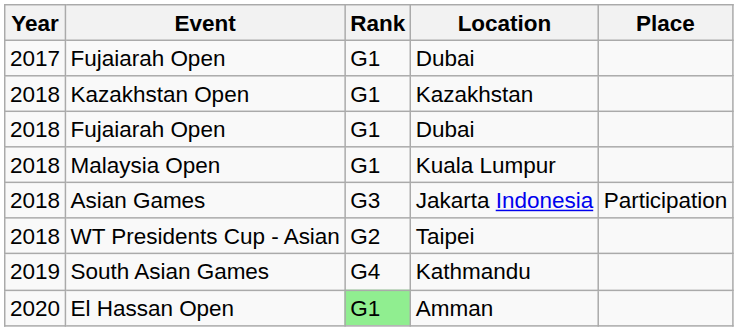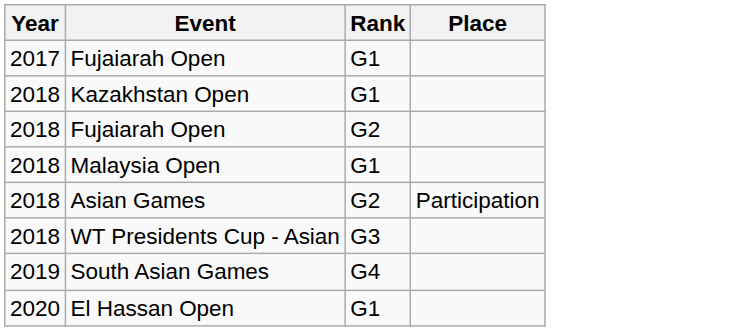- column: (504, 23)
(365, 130) G1 -> (365, 130) G2
(365, 201) G3 -> (365, 201) G2
(365, 236) G2 -> (365, 236) G3
(365, 308) lightgreen background -> (365, 308) no background
